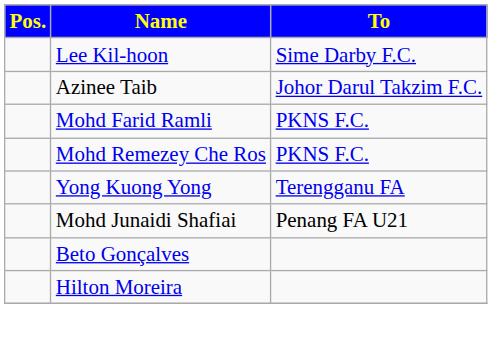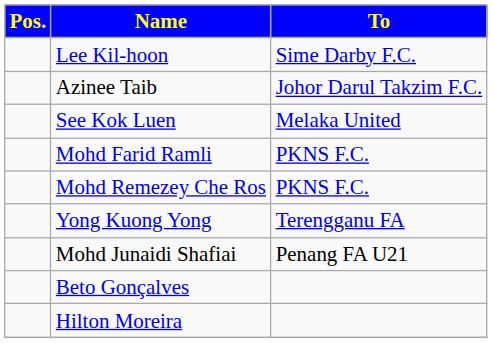+ row: (116, 120)
